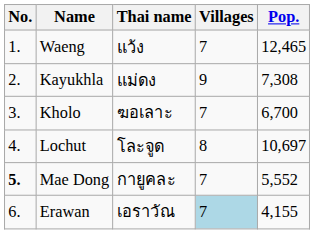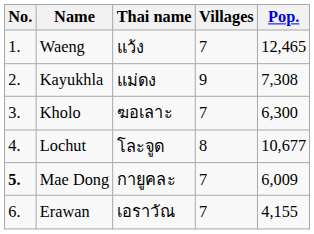(280, 112) 6,700 -> (280, 112) 6,300
(284, 145) 10,697 -> (284, 145) 10,677
(280, 178) 5,552 -> (280, 178) 6,009
(203, 212) lightblue background -> (203, 212) no background
